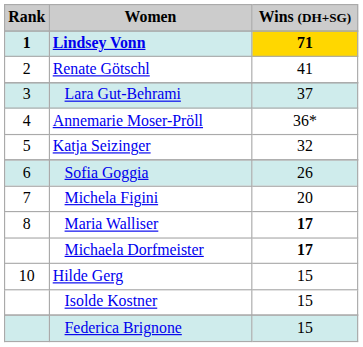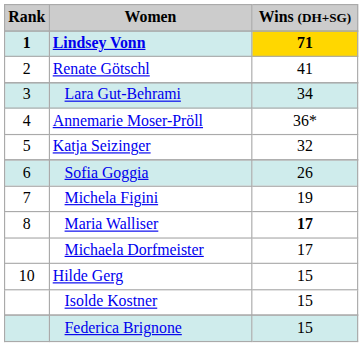(305, 94) 37 -> (305, 94) 34
(305, 198) 20 -> (305, 198) 19
(305, 250) bold -> (305, 250) normal
